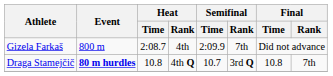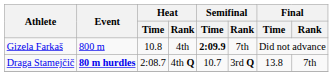(153, 46) 2:08.7 -> (153, 46) 10.8
(212, 46) normal -> (212, 46) bold
(153, 63) 10.8 -> (153, 63) 2:08.7
(273, 63) 10.8 -> (274, 63) 13.8
